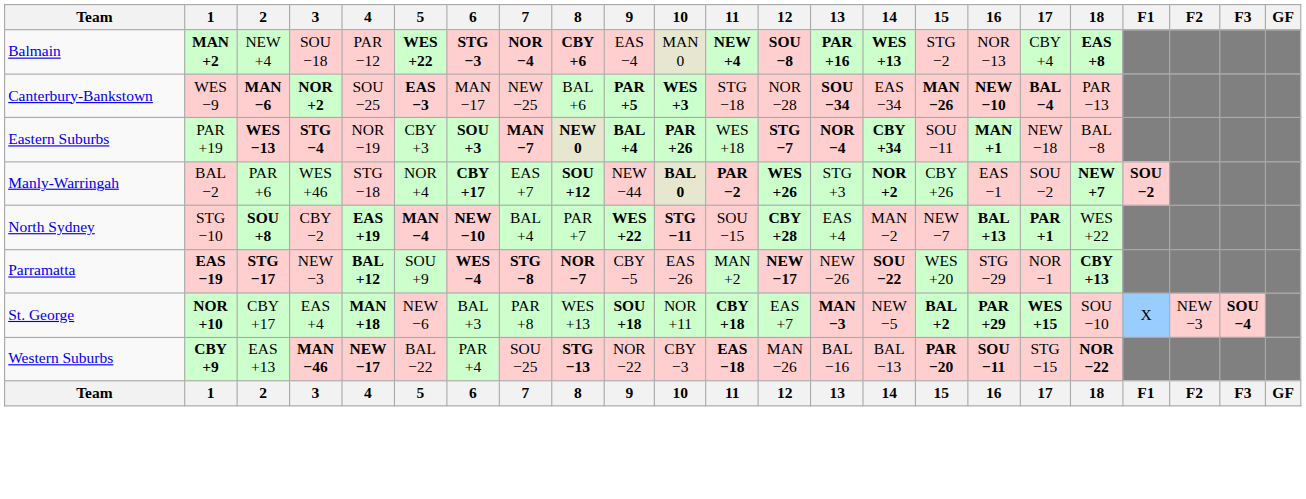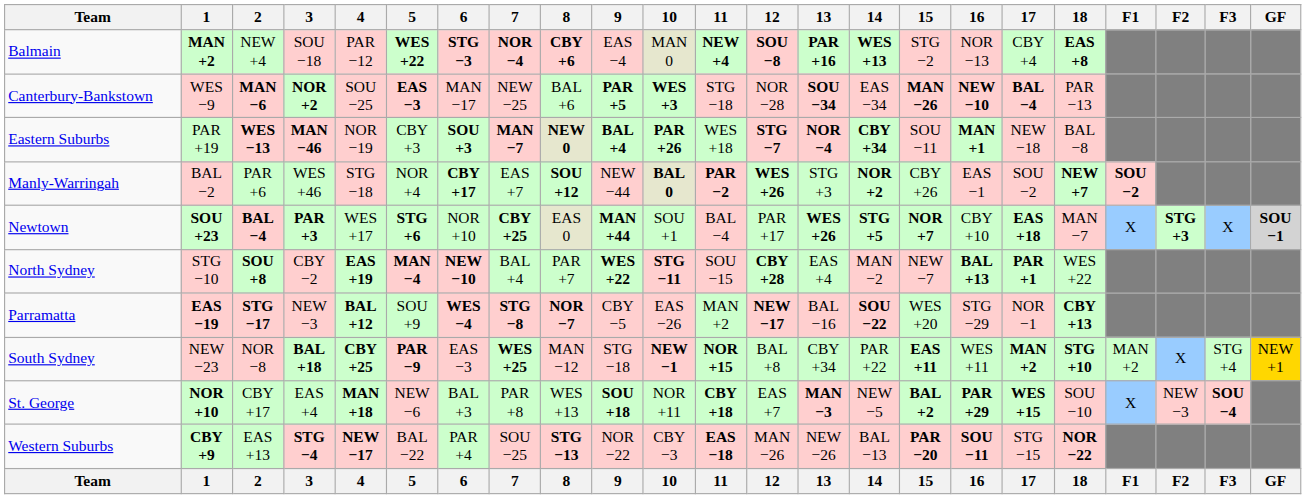(315, 139) STG −4 -> (309, 139) MAN −46
+ row: (38, 226)
(837, 270) NEW −26 -> (824, 314) BAL −16
+ row: (52, 358)
(315, 358) MAN −46 -> (309, 445) STG −4
(837, 358) BAL −16 -> (824, 445) NEW −26
